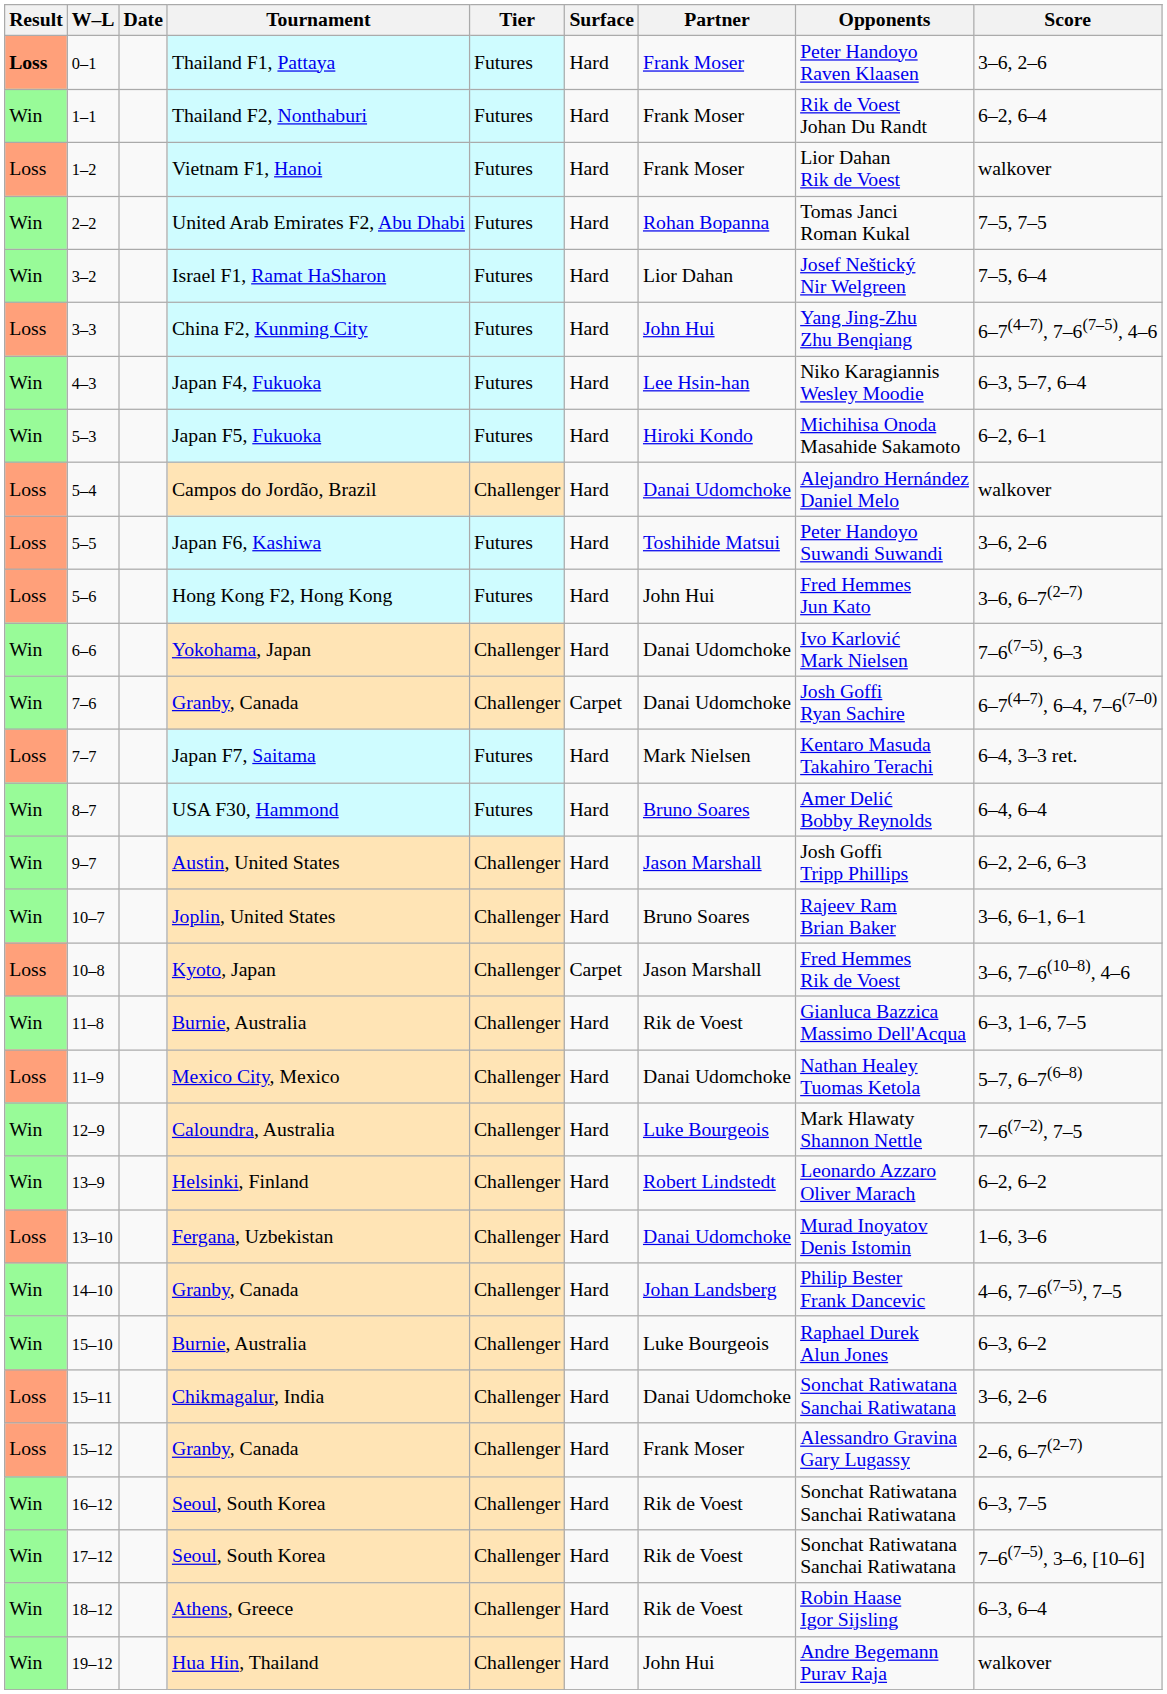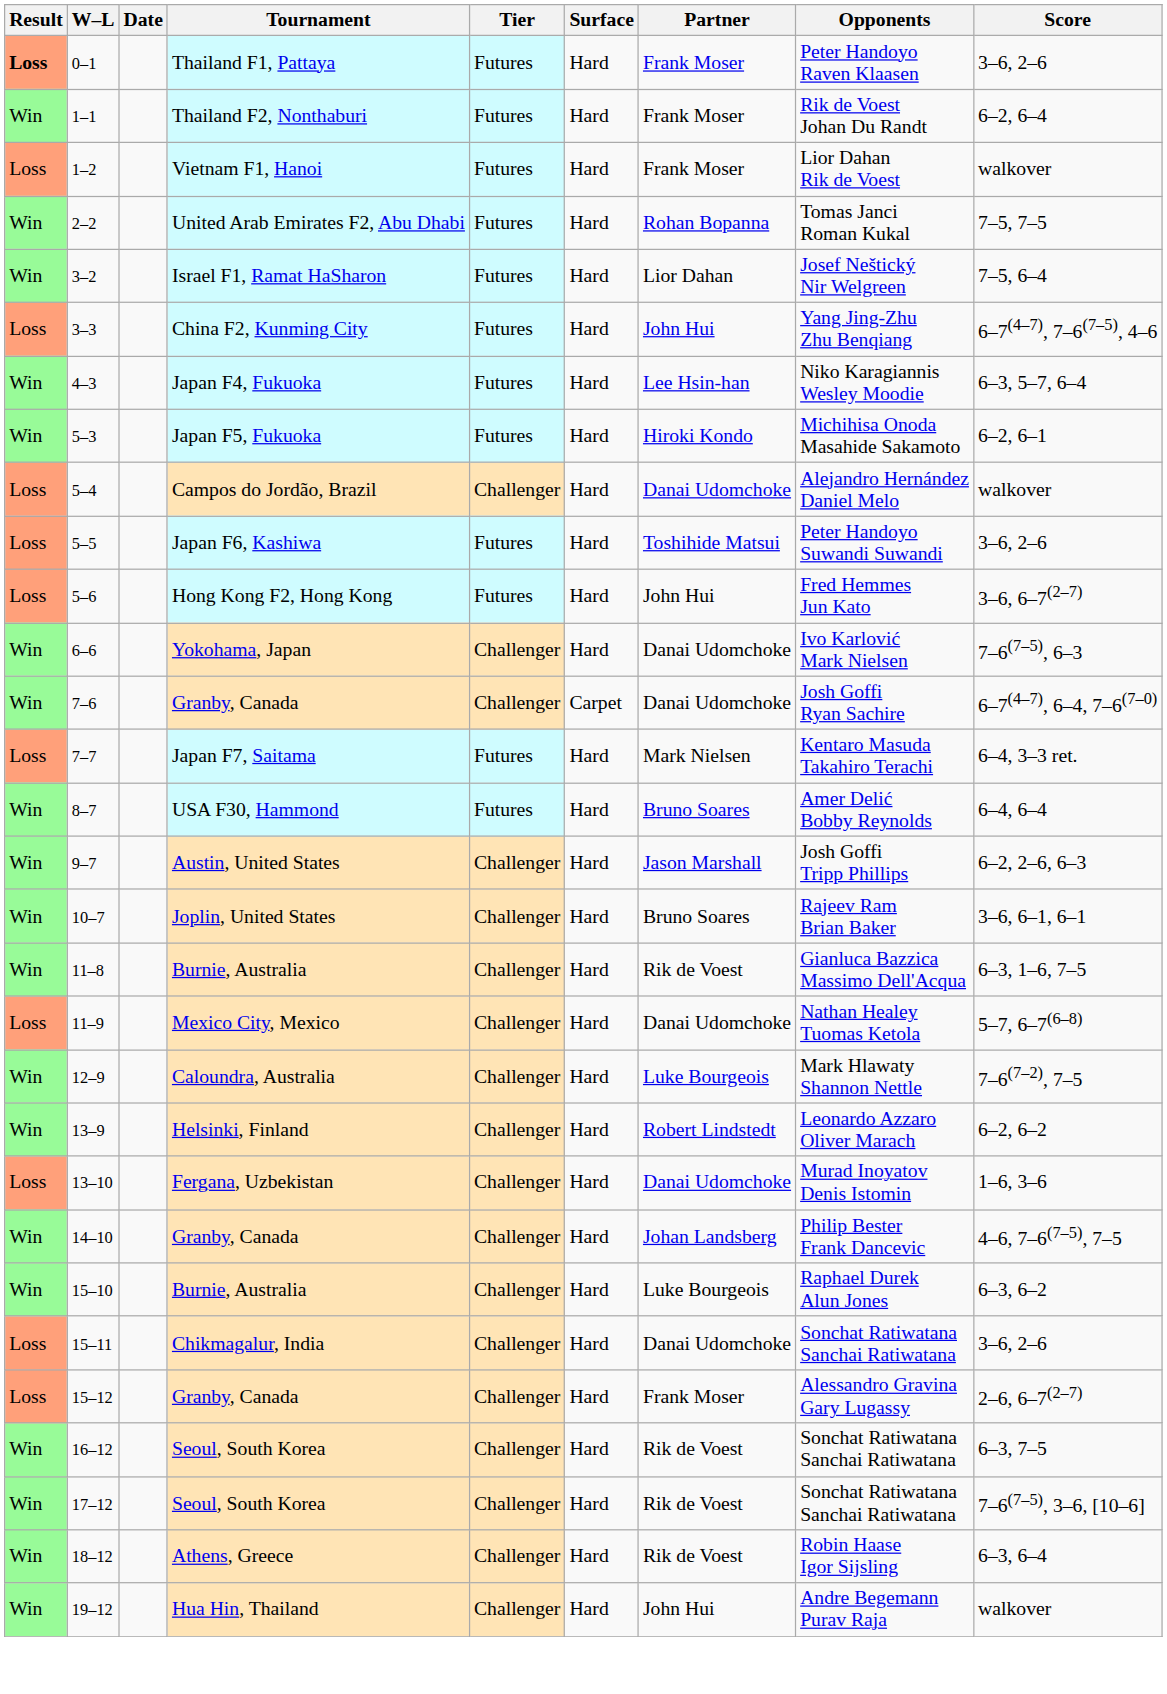- row: (88, 970)
